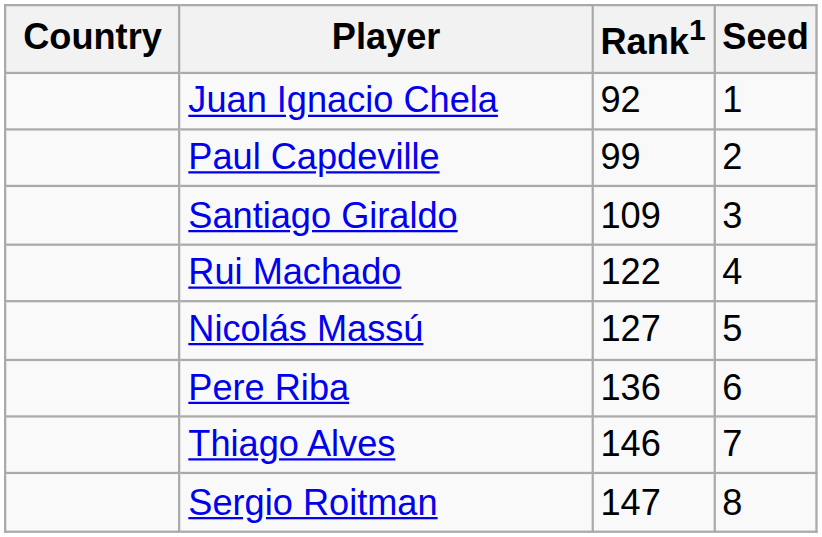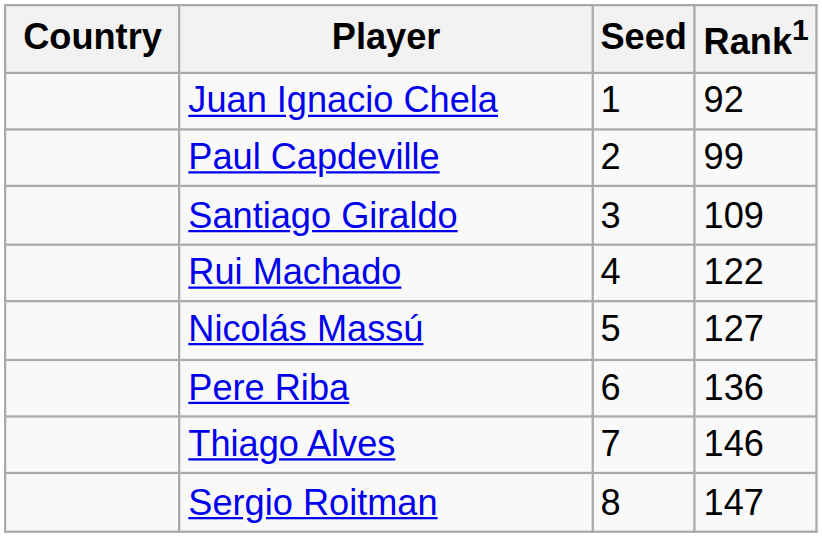columns swapped: (653, 38) <-> (766, 38)
